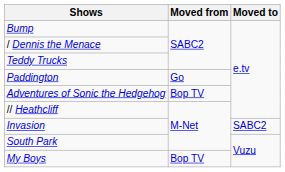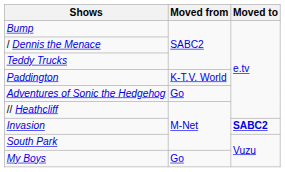(177, 77) Go -> (198, 77) K-T.V. World
(187, 93) Bop TV -> (177, 93) Go
(250, 126) normal -> (250, 126) bold
(187, 158) Bop TV -> (177, 158) Go
